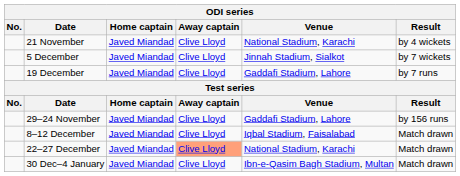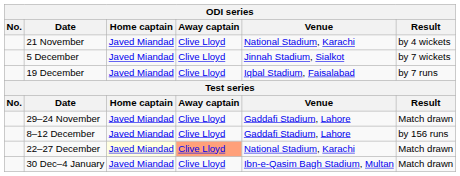(297, 73) Gaddafi Stadium, Lahore -> (299, 73) Iqbal Stadium, Faisalabad
(423, 118) by 156 runs -> (426, 118) Match drawn
(299, 133) Iqbal Stadium, Faisalabad -> (297, 133) Gaddafi Stadium, Lahore
(426, 133) Match drawn -> (423, 133) by 156 runs
(141, 149) no background -> (141, 149) lightyellow background
